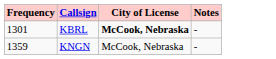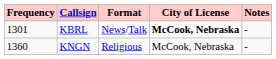+ column: (124, 12)
(17, 46) 1359 -> (17, 46) 1360
